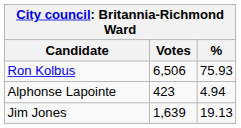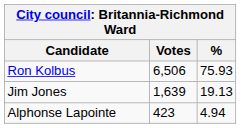rows swapped: (37, 112) <-> (62, 92)
